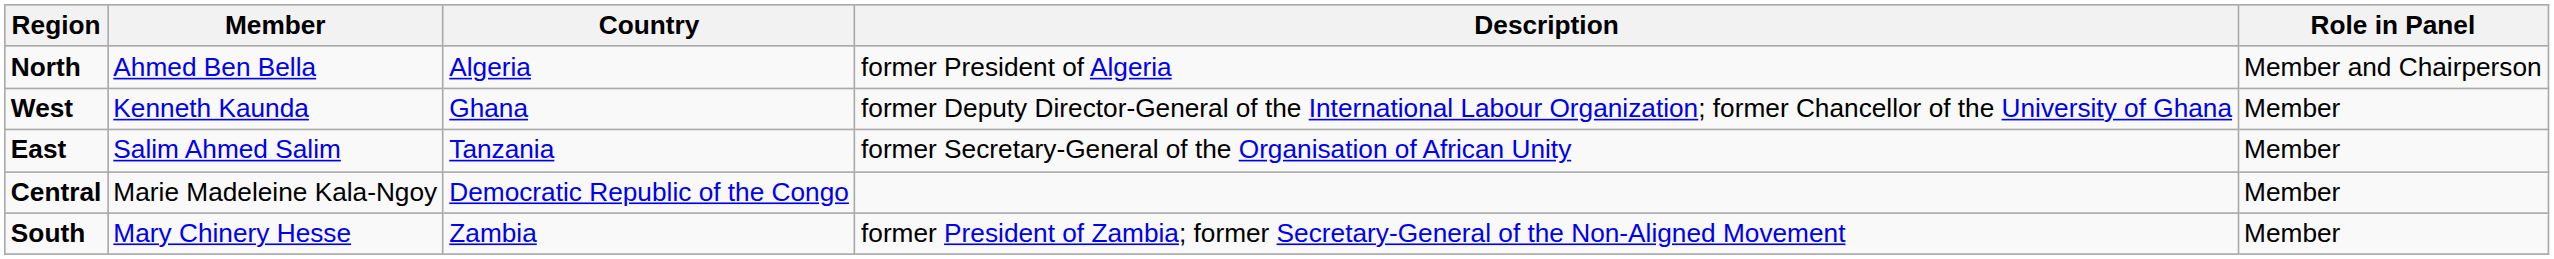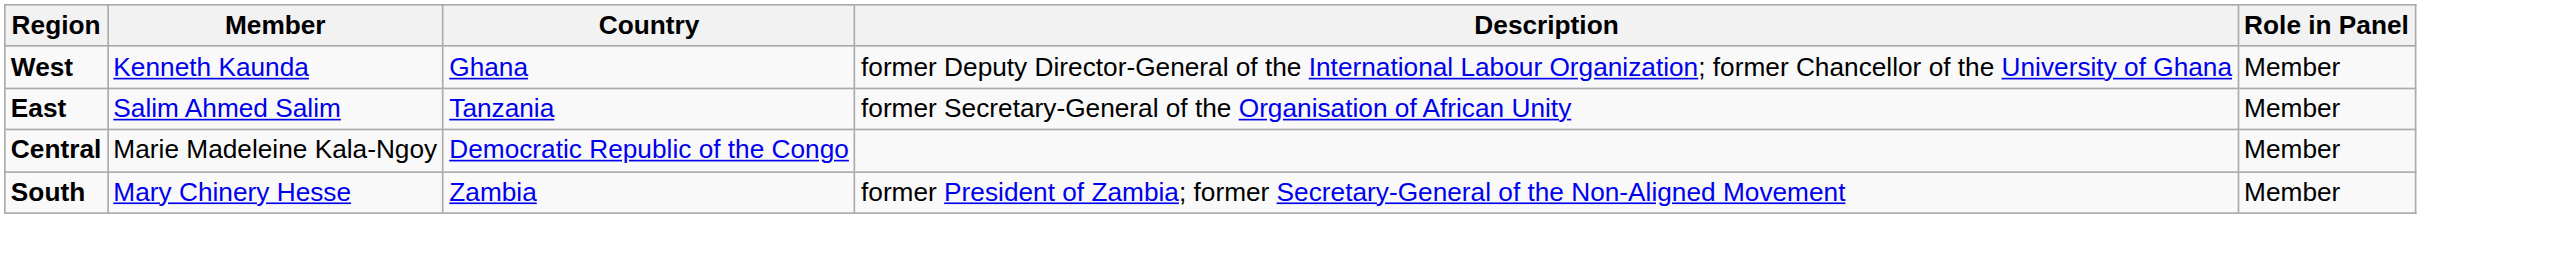- row: (46, 66)
